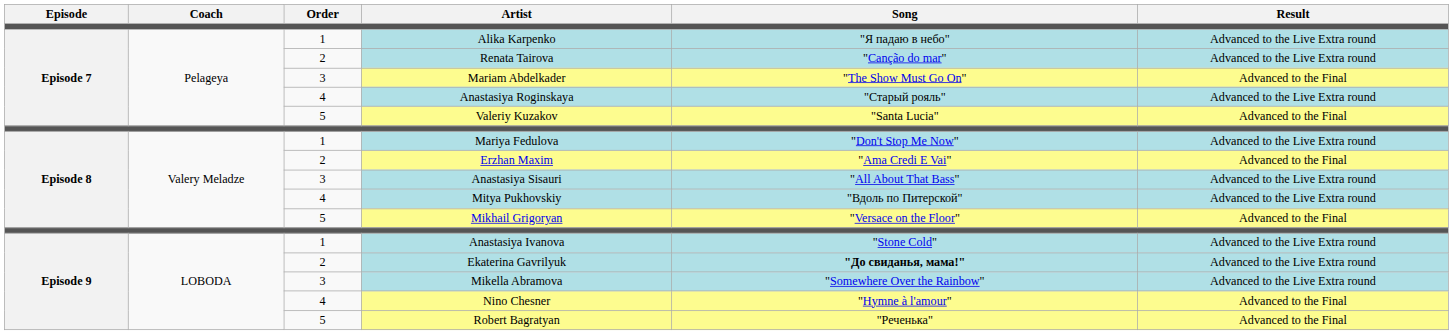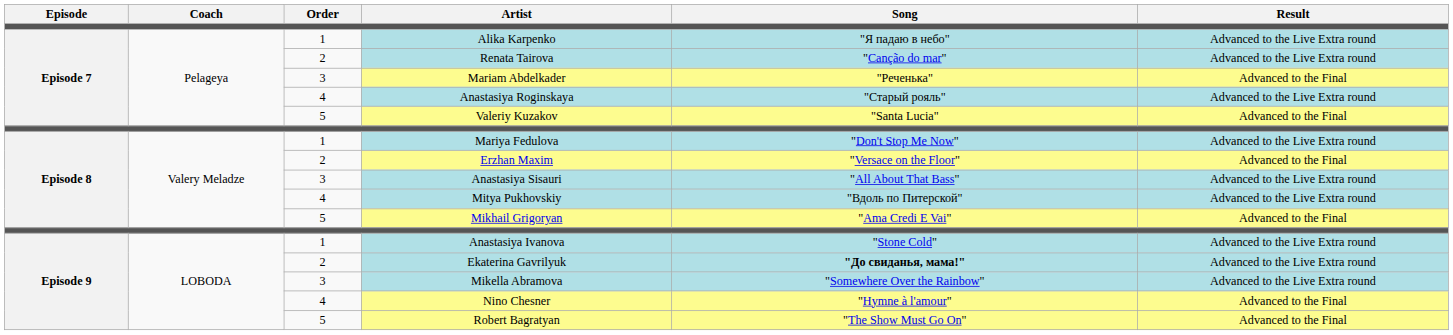(905, 77) "The Show Must Go On" -> (905, 77) "Реченька"
(905, 160) "Ama Credi E Vai" -> (905, 160) "Versace on the Floor"
(905, 218) "Versace on the Floor" -> (905, 218) "Ama Credi E Vai"
(905, 320) "Реченька" -> (905, 320) "The Show Must Go On"
